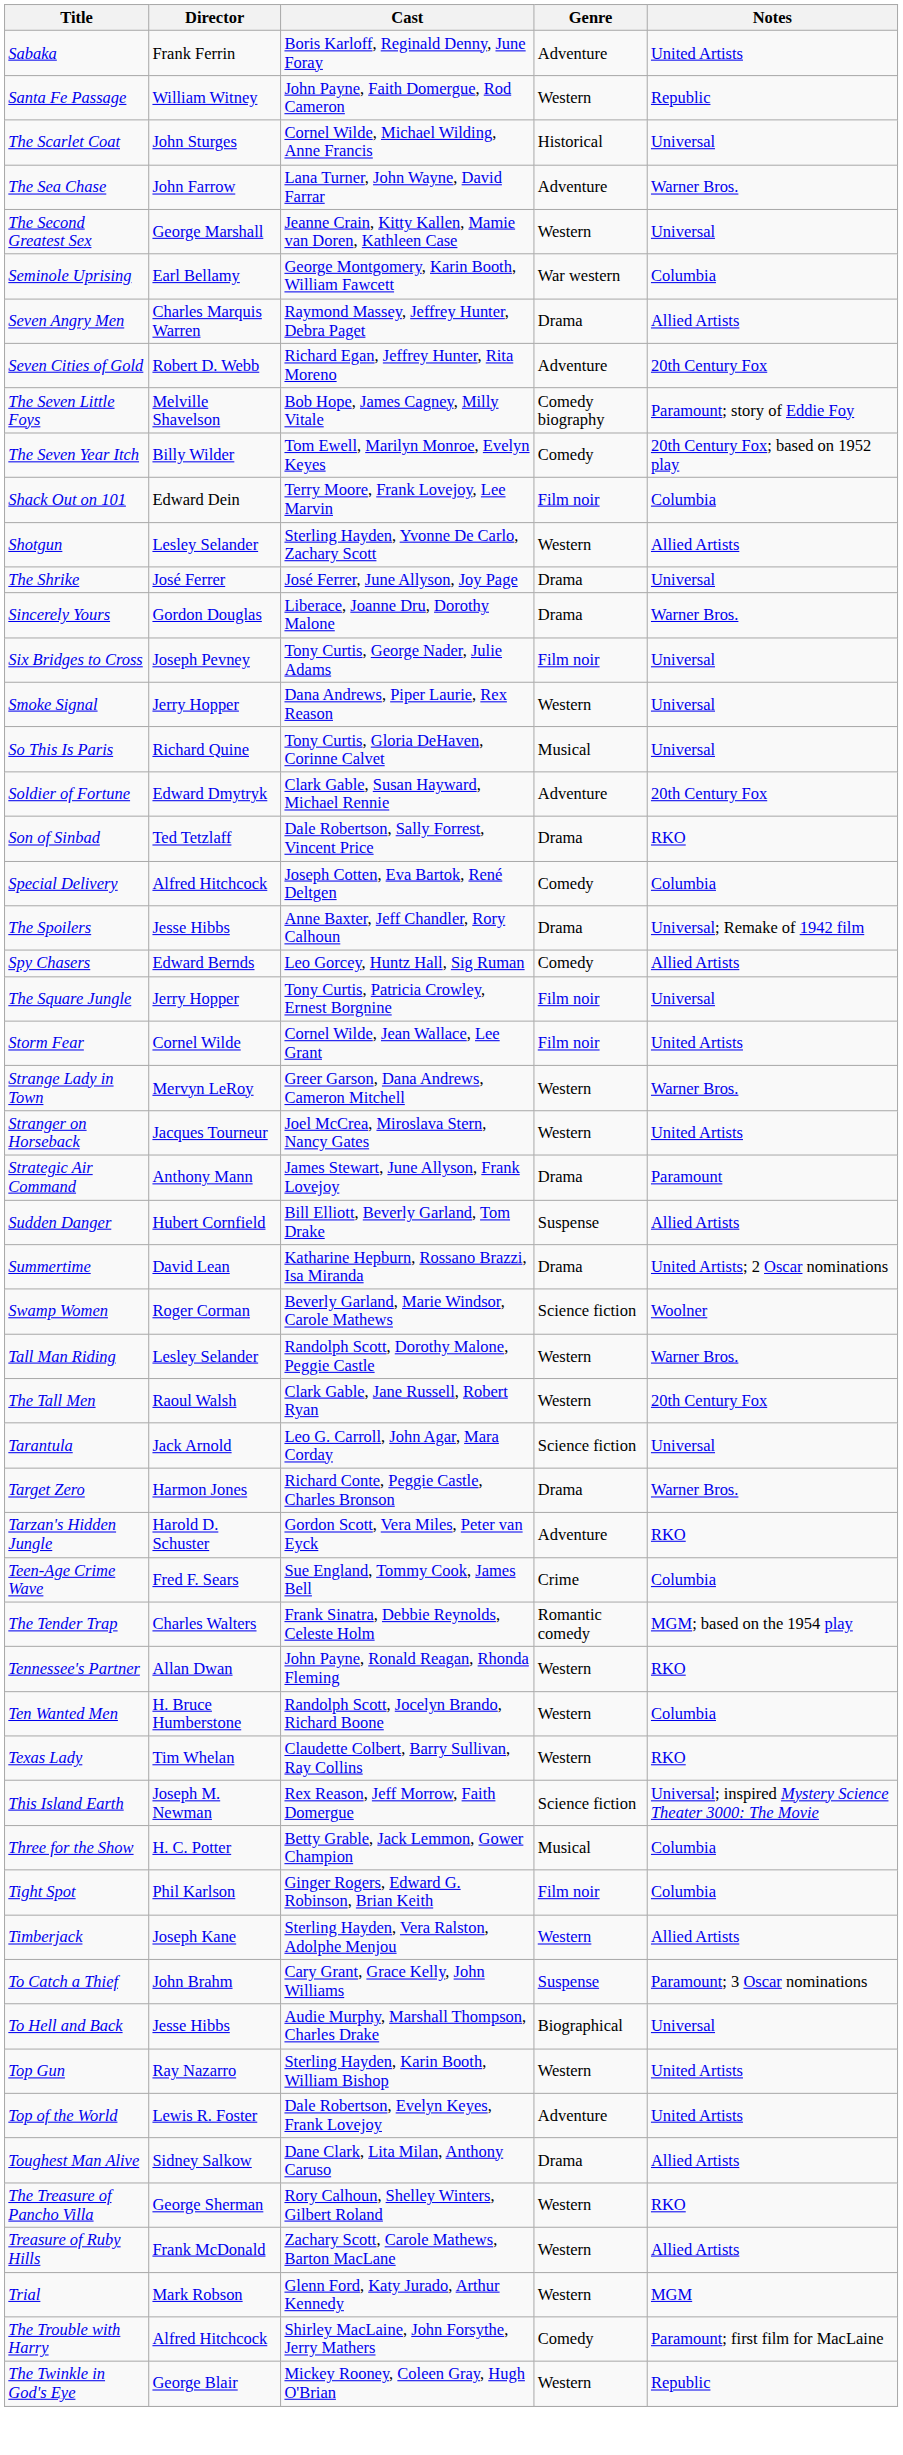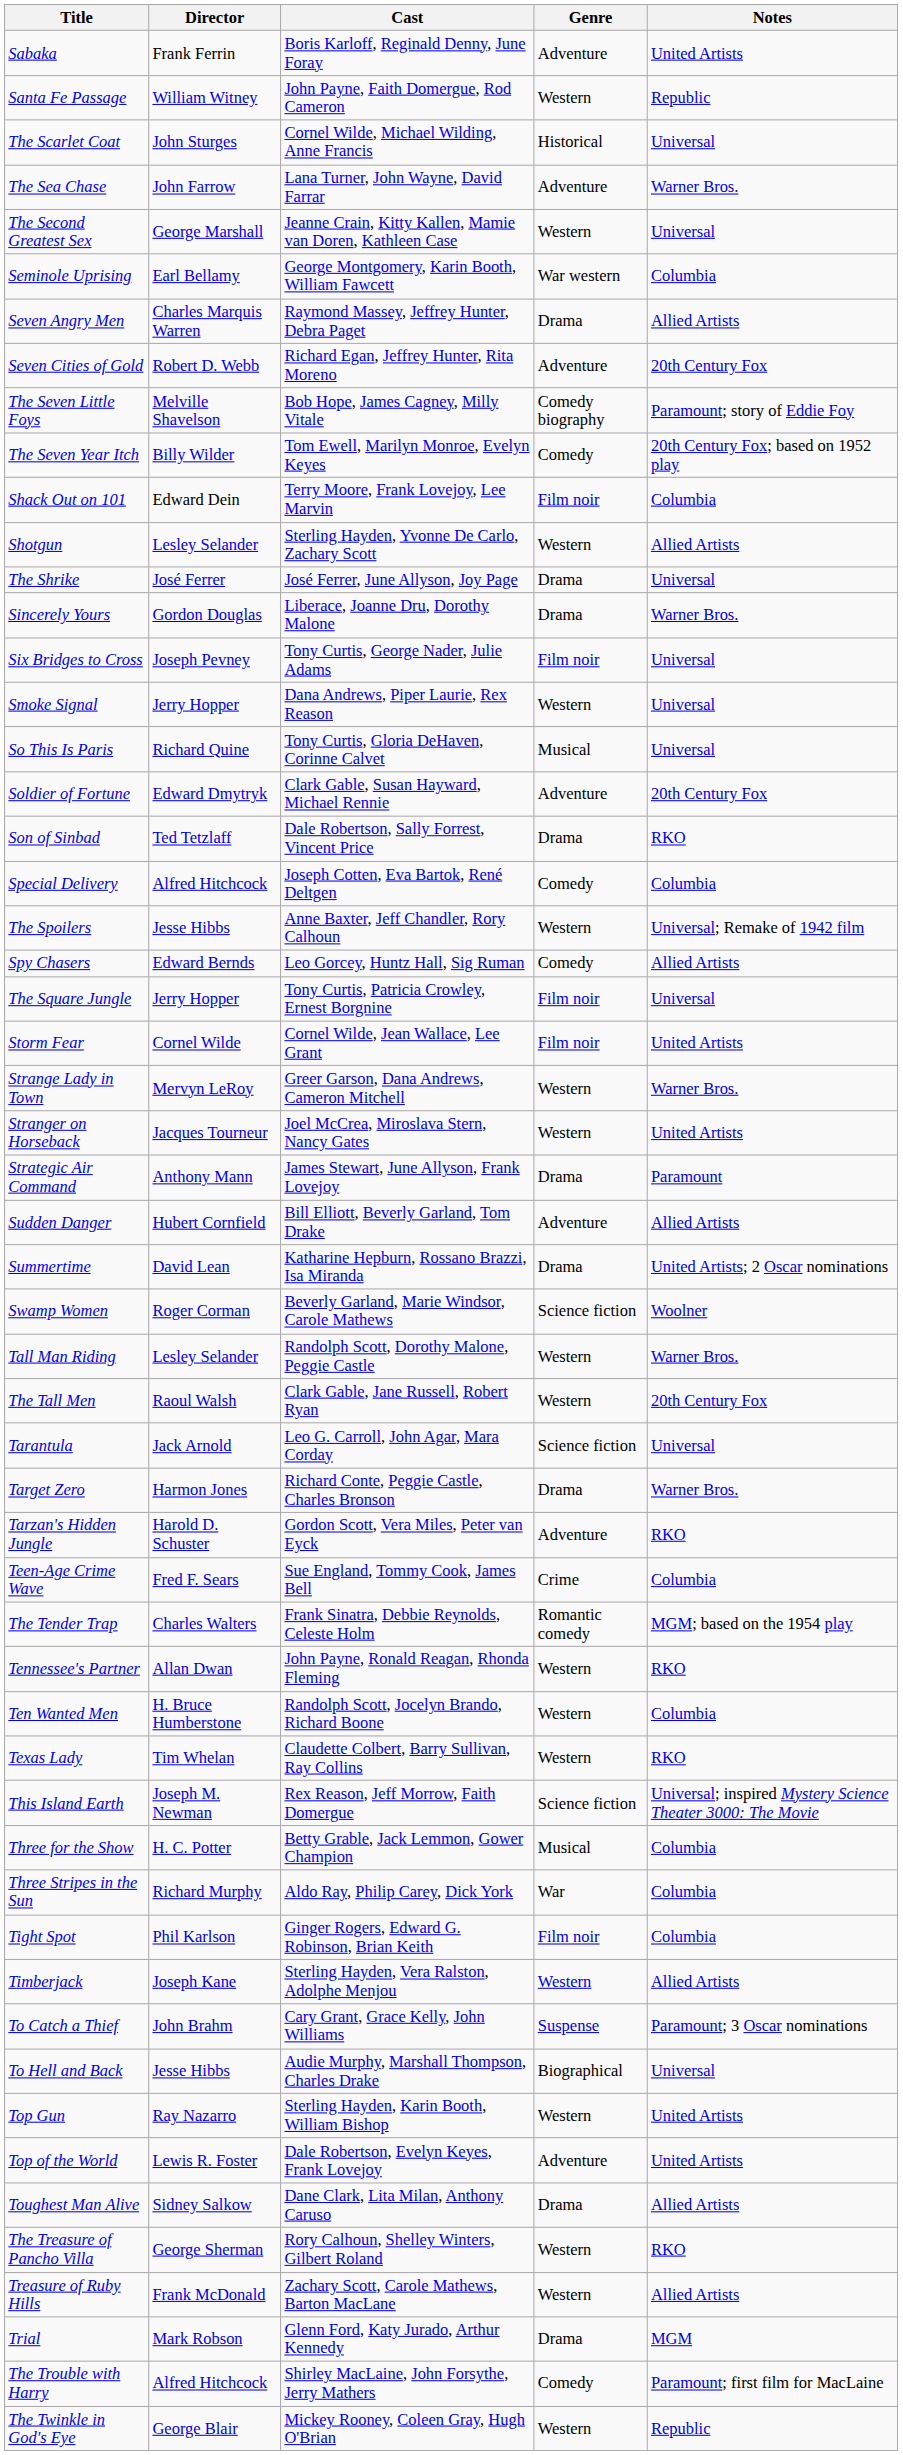(560, 927) Drama -> (565, 927) Western
(568, 1222) Suspense -> (573, 1222) Adventure
+ row: (73, 1892)
(565, 2294) Western -> (560, 2339) Drama
